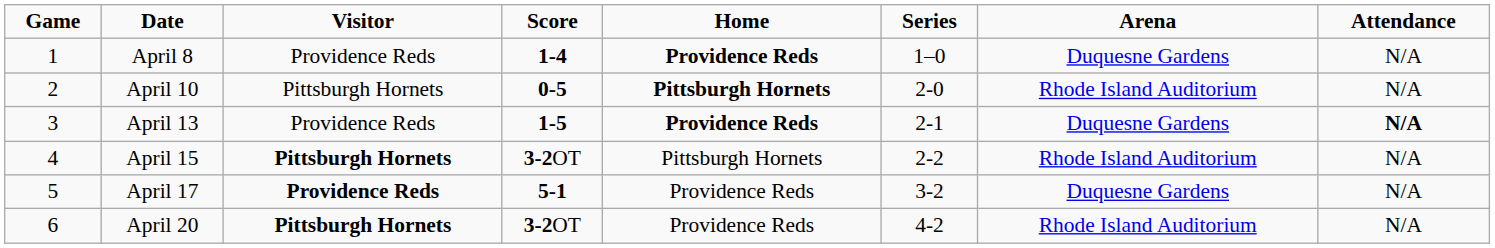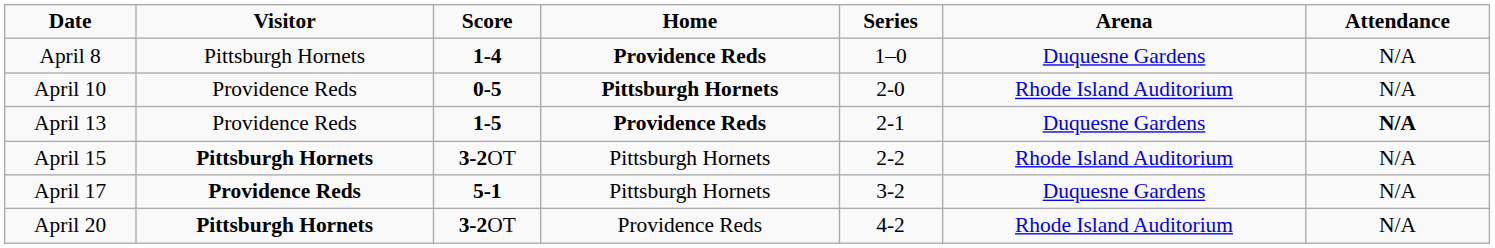- column: (53, 21)
(363, 55) Providence Reds -> (285, 55) Pittsburgh Hornets
(363, 89) Pittsburgh Hornets -> (285, 89) Providence Reds
(742, 191) Providence Reds -> (690, 191) Pittsburgh Hornets
